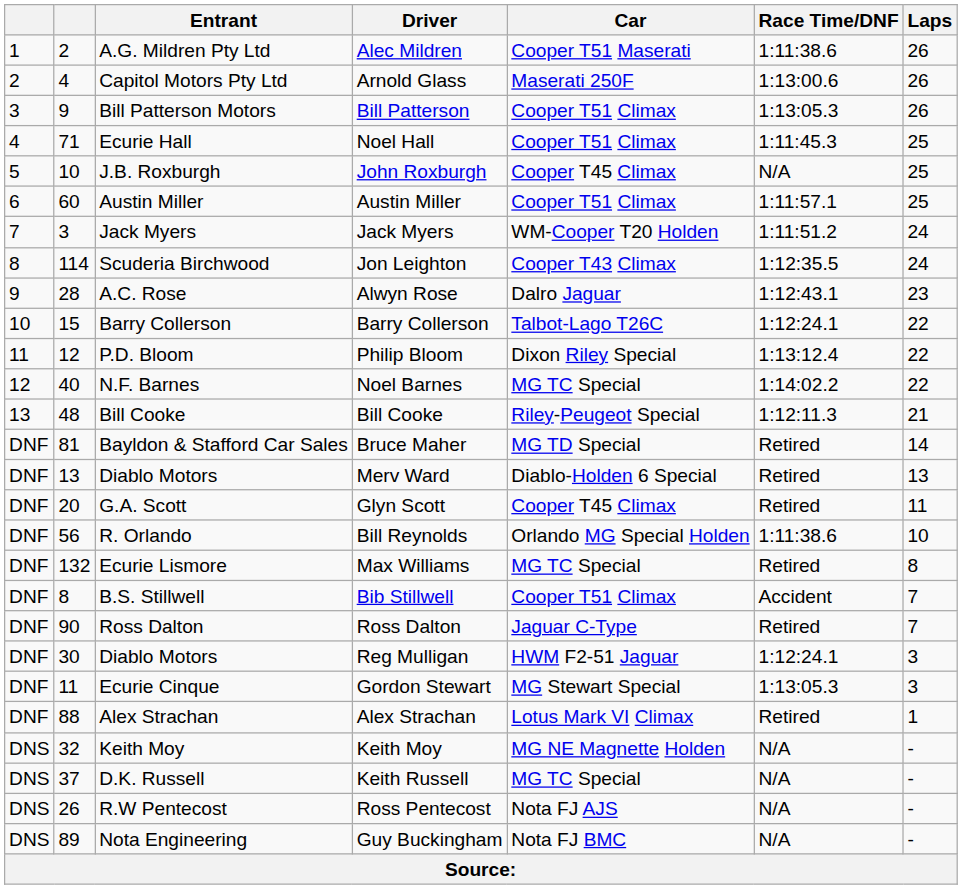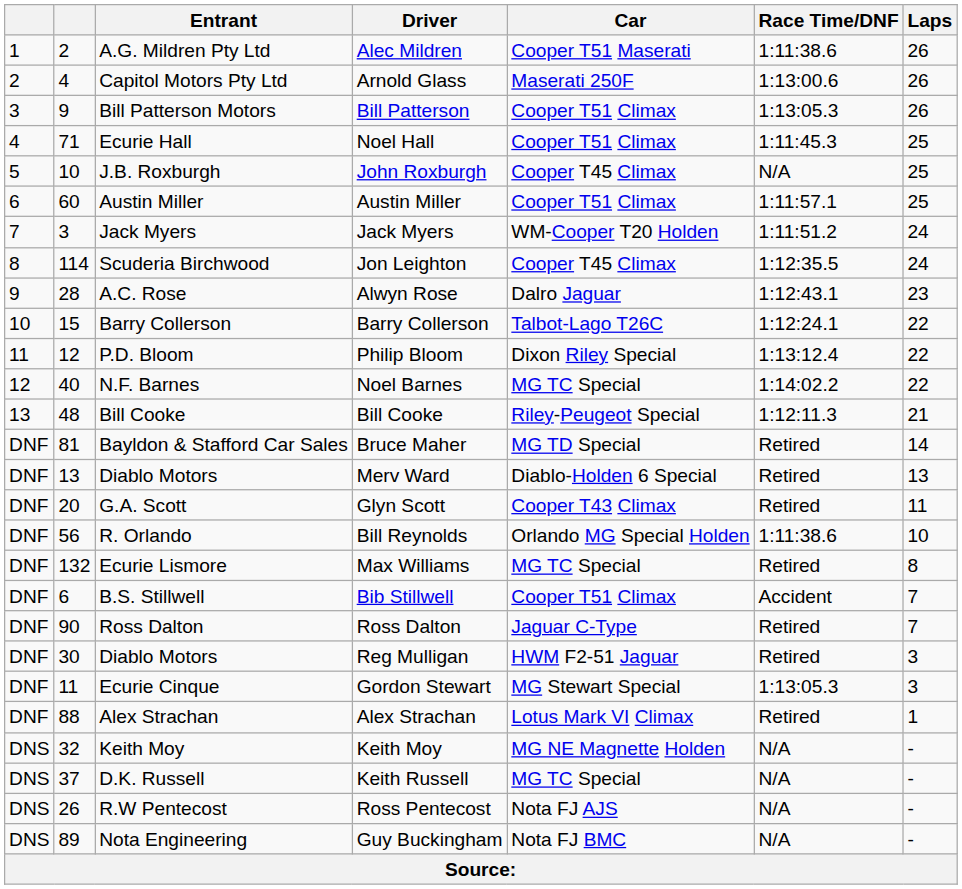(594, 263) Cooper T43 Climax -> (594, 263) Cooper T45 Climax
(594, 505) Cooper T45 Climax -> (594, 505) Cooper T43 Climax
(64, 596) 8 -> (64, 596) 6
(798, 657) 1:12:24.1 -> (789, 657) Retired
